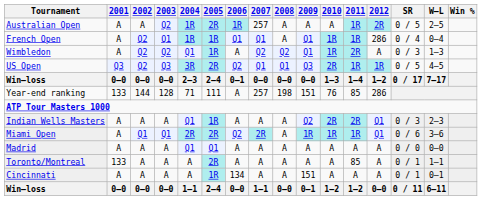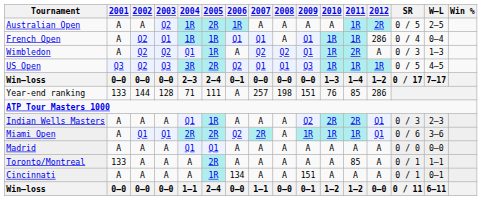(261, 24) 257 -> (261, 24) A
(332, 65) 2R -> (332, 65) 1R
